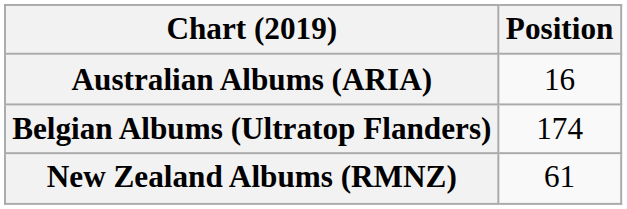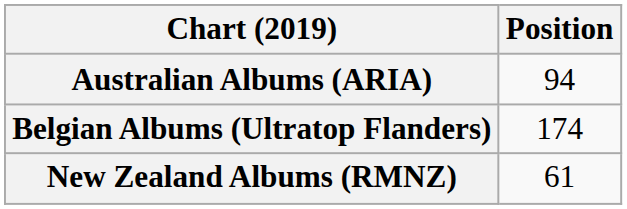(560, 78) 16 -> (560, 78) 94
